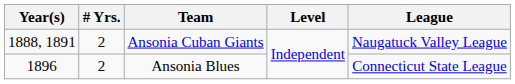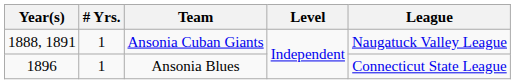(102, 41) 2 -> (102, 41) 1
(102, 66) 2 -> (102, 66) 1
